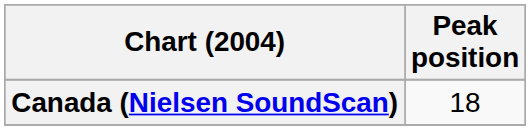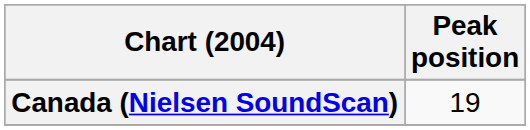(465, 102) 18 -> (465, 102) 19
